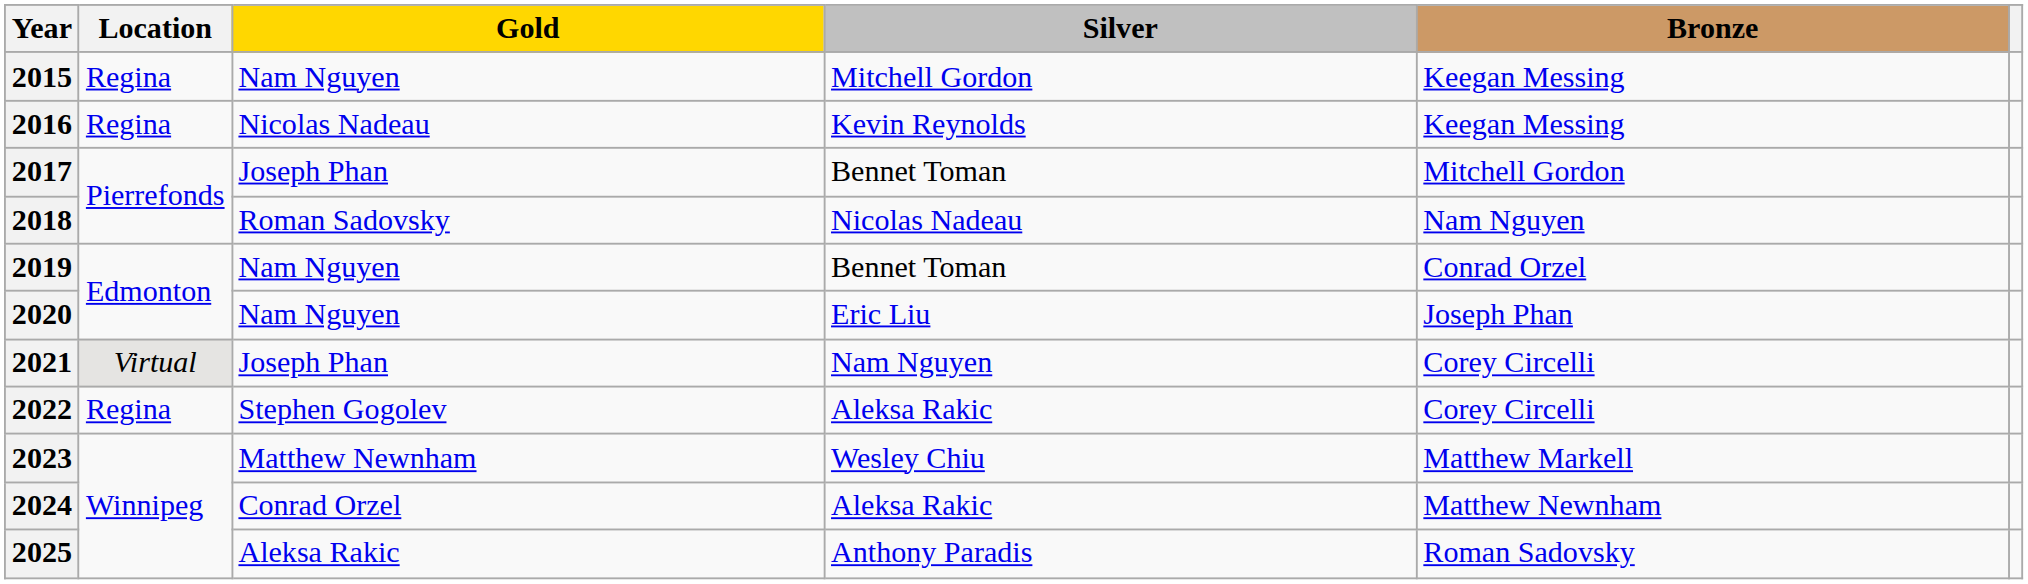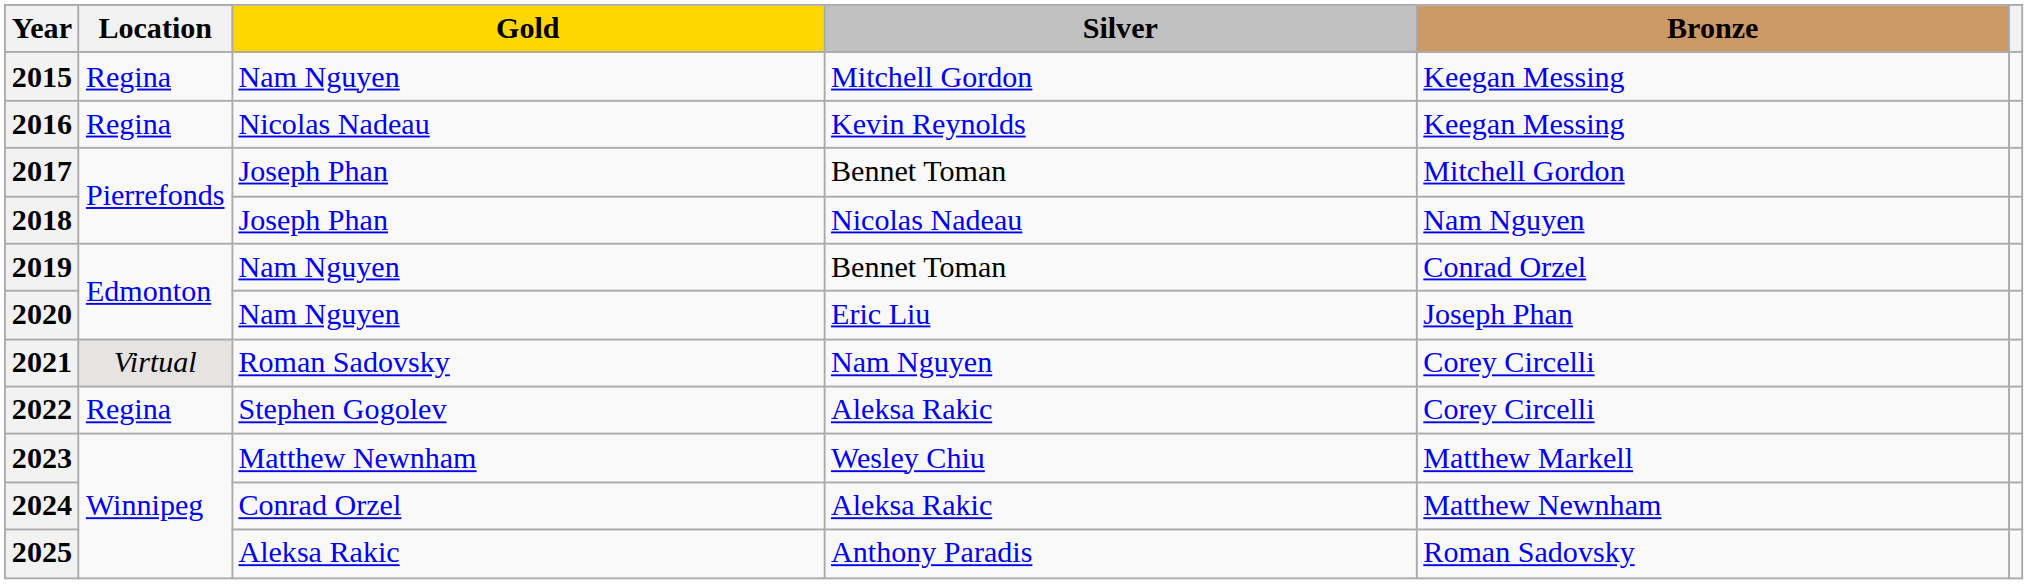(344, 219) Roman Sadovsky -> (313, 219) Joseph Phan
(313, 362) Joseph Phan -> (344, 362) Roman Sadovsky
